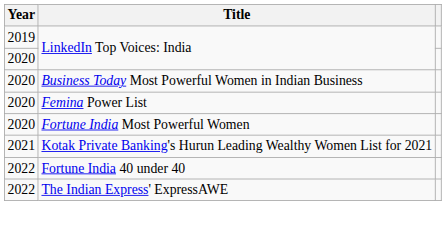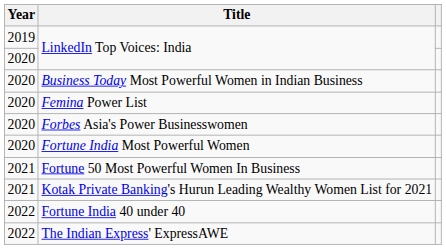+ row: (21, 124)
+ row: (21, 168)
